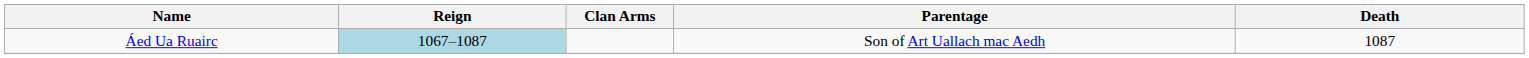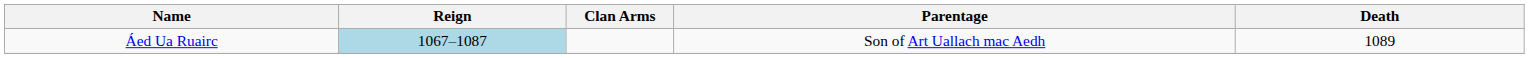(1380, 41) 1087 -> (1380, 41) 1089
